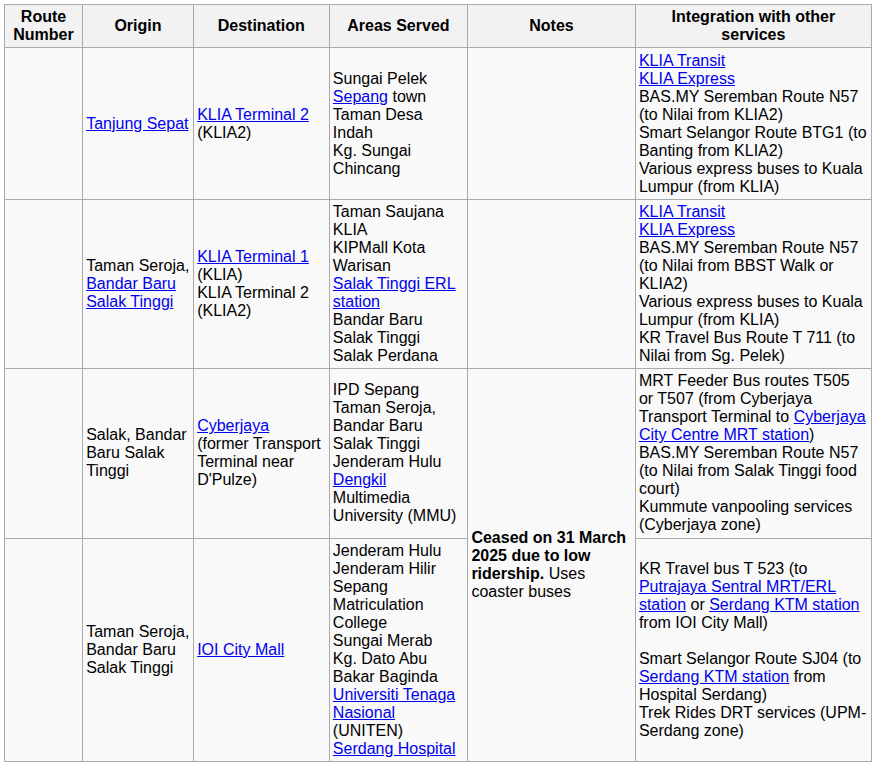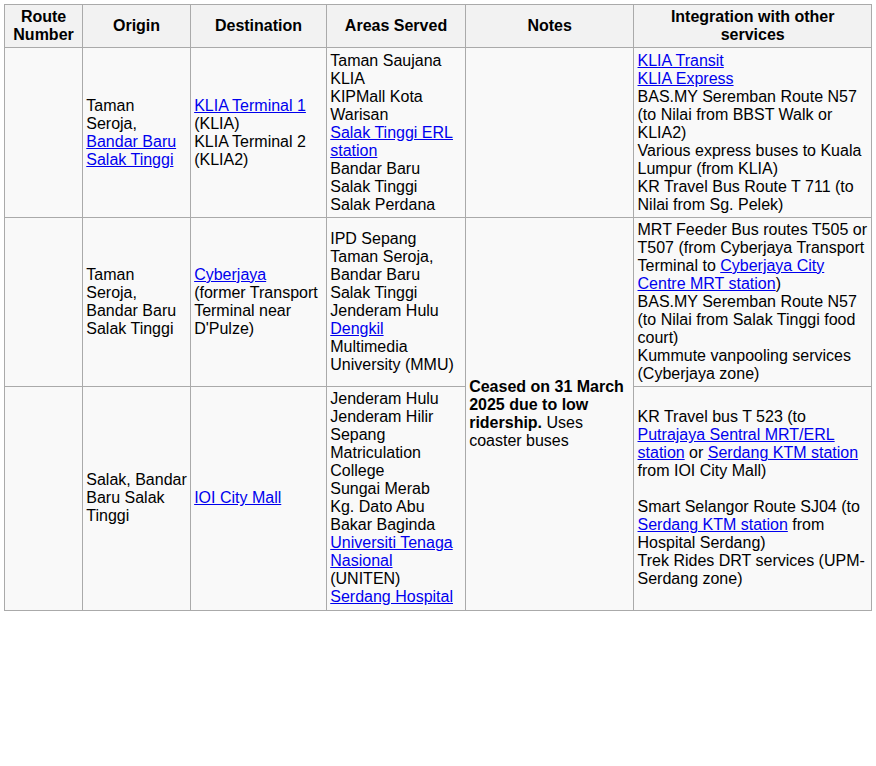- row: (253, 123)
(136, 453) Salak, Bandar Baru Salak Tinggi -> (131, 301) Taman Seroja, Bandar Baru Salak Tinggi
(138, 649) Taman Seroja, Bandar Baru Salak Tinggi -> (137, 498) Salak, Bandar Baru Salak Tinggi
